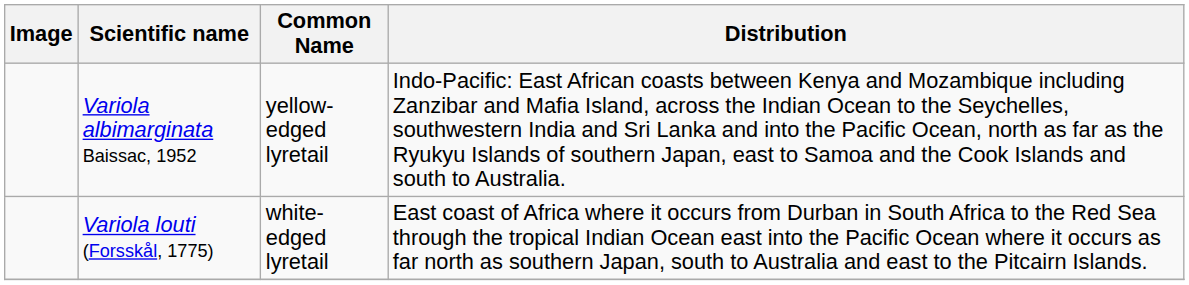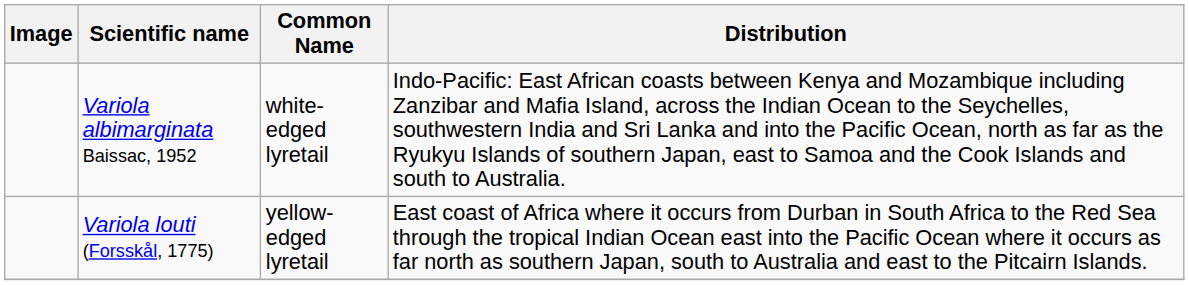(300, 129) yellow-edged lyretail -> (297, 129) white-edged lyretail
(297, 237) white-edged lyretail -> (300, 237) yellow-edged lyretail
